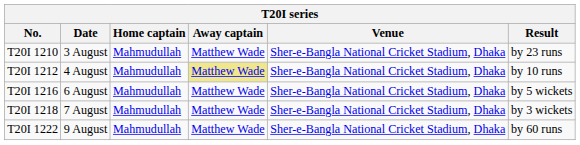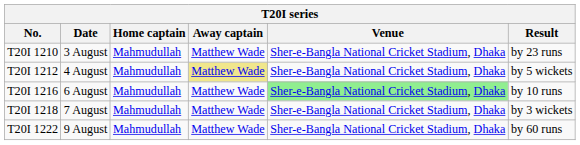(537, 71) by 10 runs -> (542, 71) by 5 wickets
(388, 91) no background -> (388, 91) lightgreen background
(542, 91) by 5 wickets -> (537, 91) by 10 runs
